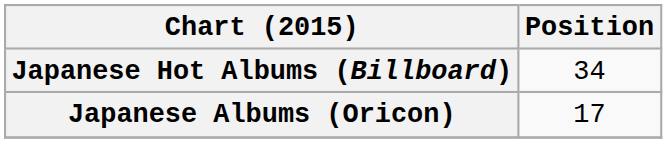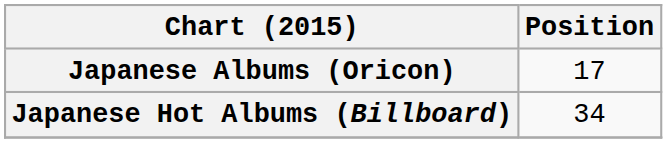rows swapped: (262, 115) <-> (262, 71)
